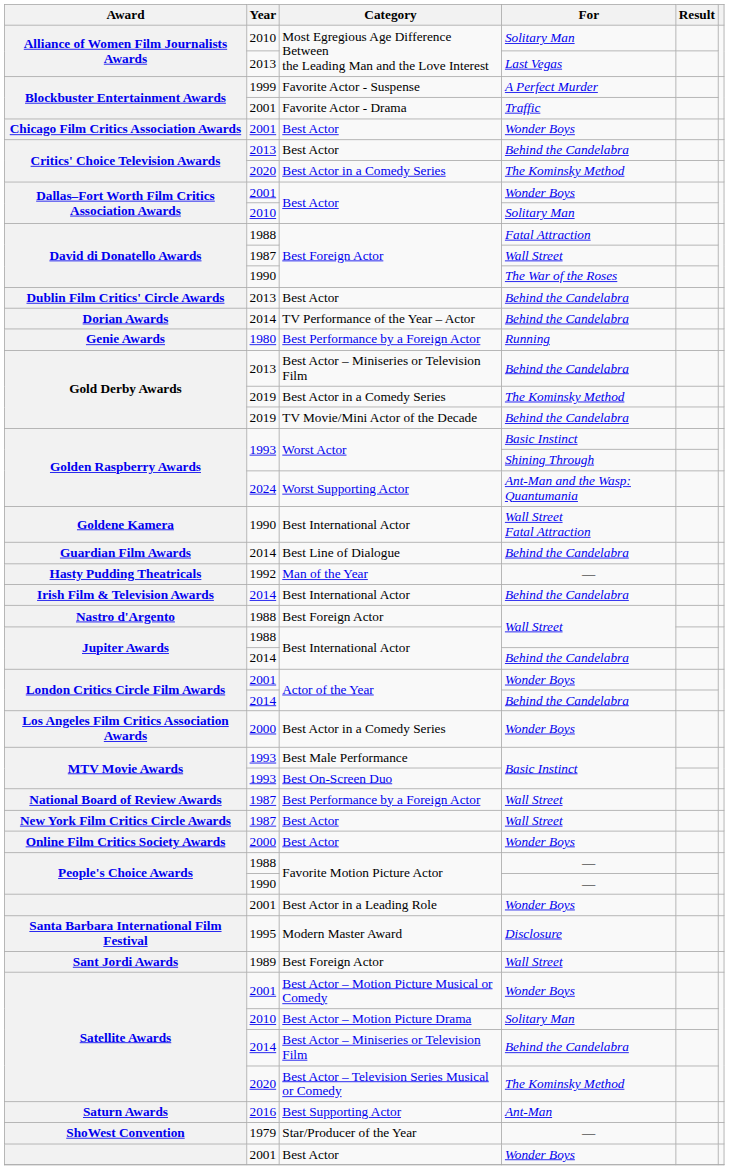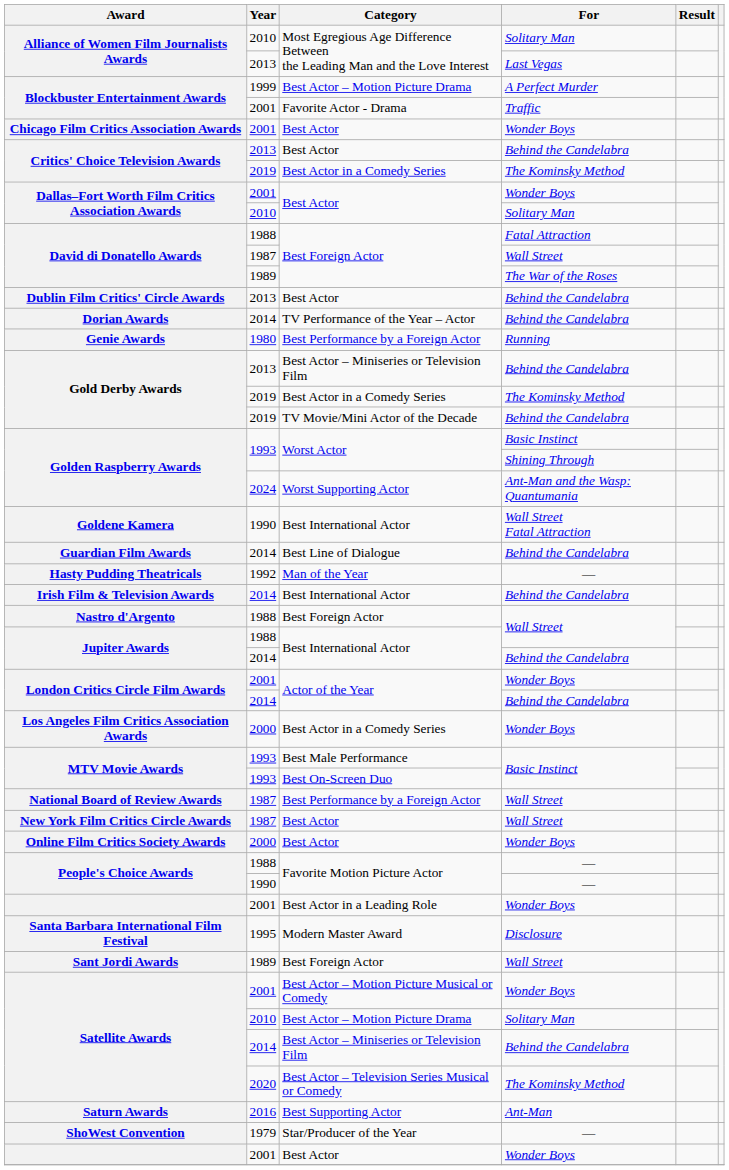(351, 87) Favorite Actor - Suspense -> (377, 87) Best Actor – Motion Picture Drama
(263, 171) 2020 -> (263, 171) 2019
(263, 276) 1990 -> (263, 276) 1989
